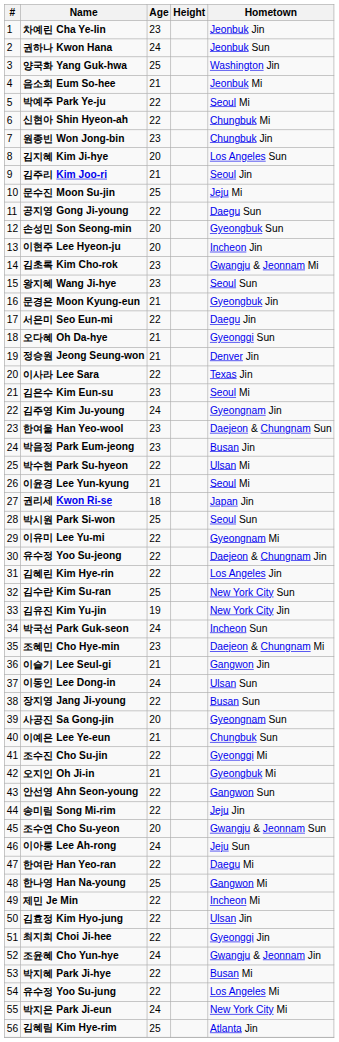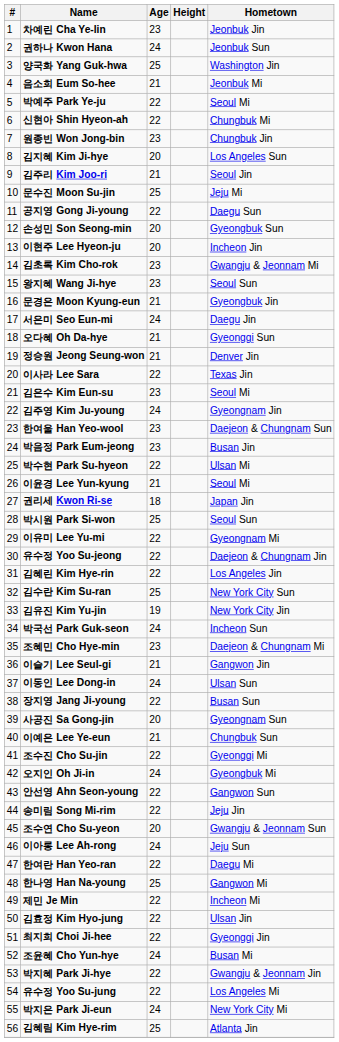(155, 320) 22 -> (155, 320) 24
(155, 774) 21 -> (155, 774) 24
(265, 955) Gwangju & Jeonnam Jin -> (231, 955) Busan Mi
(231, 974) Busan Mi -> (265, 974) Gwangju & Jeonnam Jin
